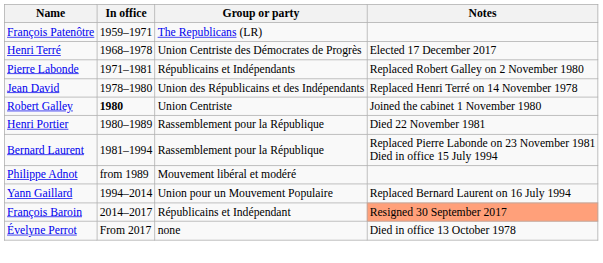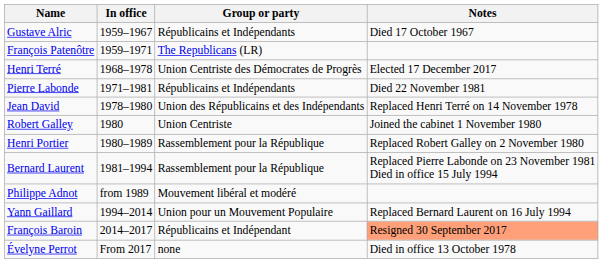+ row: (39, 32)
(477, 69) Replaced Robert Galley on 2 November 1980 -> (428, 87) Died 22 November 1981
(111, 106) bold -> (111, 124) normal
(428, 124) Died 22 November 1981 -> (477, 143) Replaced Robert Galley on 2 November 1980
